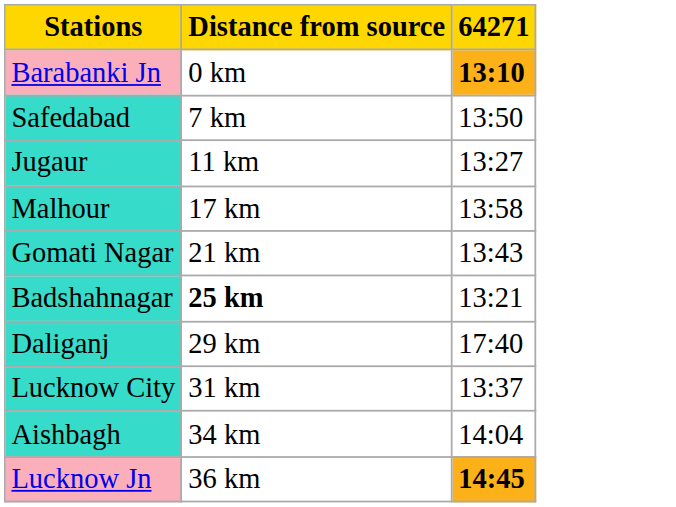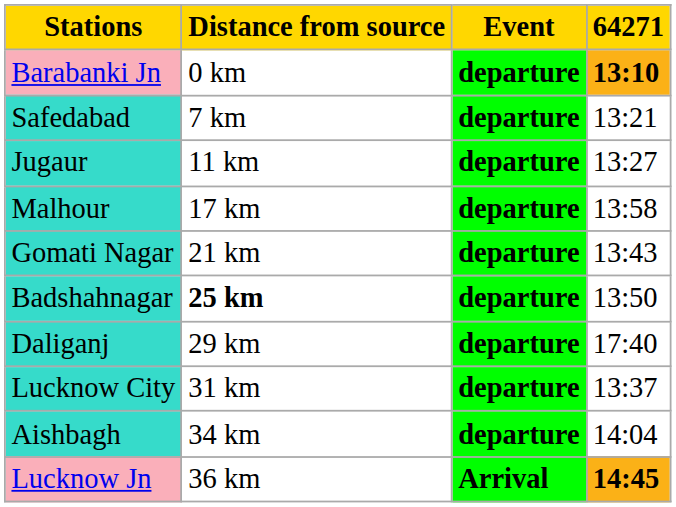+ column: (519, 27)
(491, 117) 13:50 -> (625, 117) 13:21
(491, 298) 13:21 -> (625, 298) 13:50
